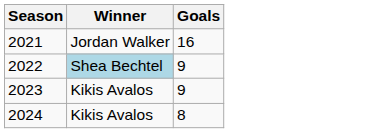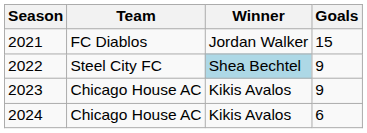+ column: (136, 16)
(186, 41) 16 -> (324, 41) 15
(181, 115) 8 -> (320, 115) 6
